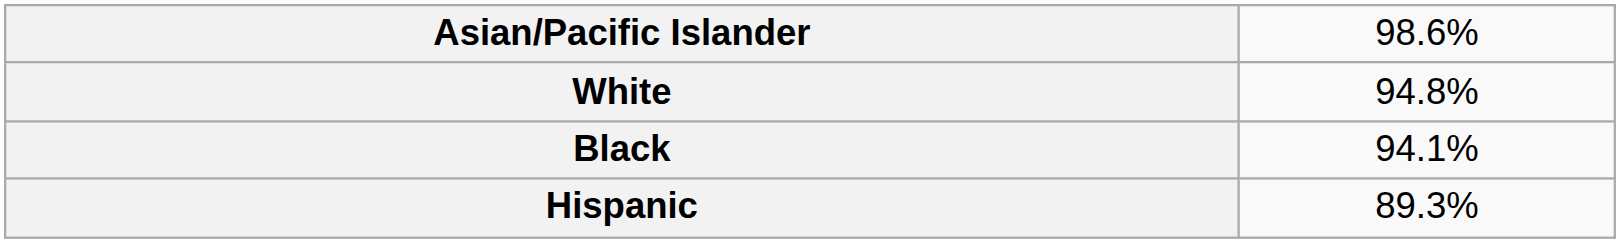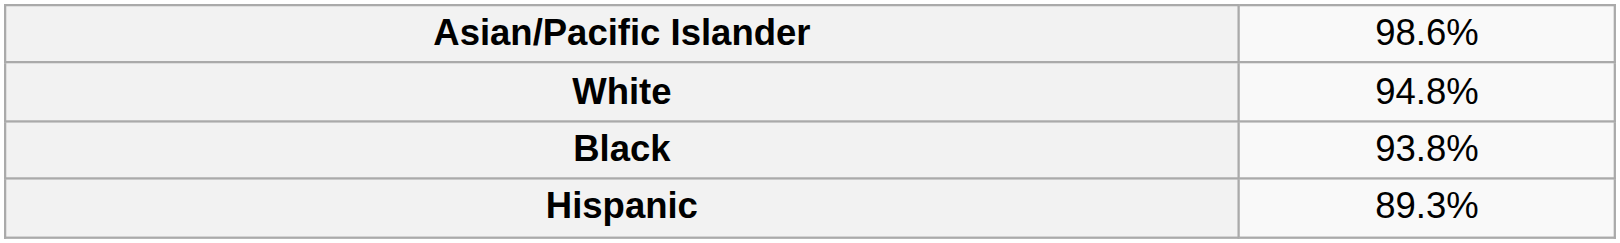(1427, 149) 94.1% -> (1427, 149) 93.8%
